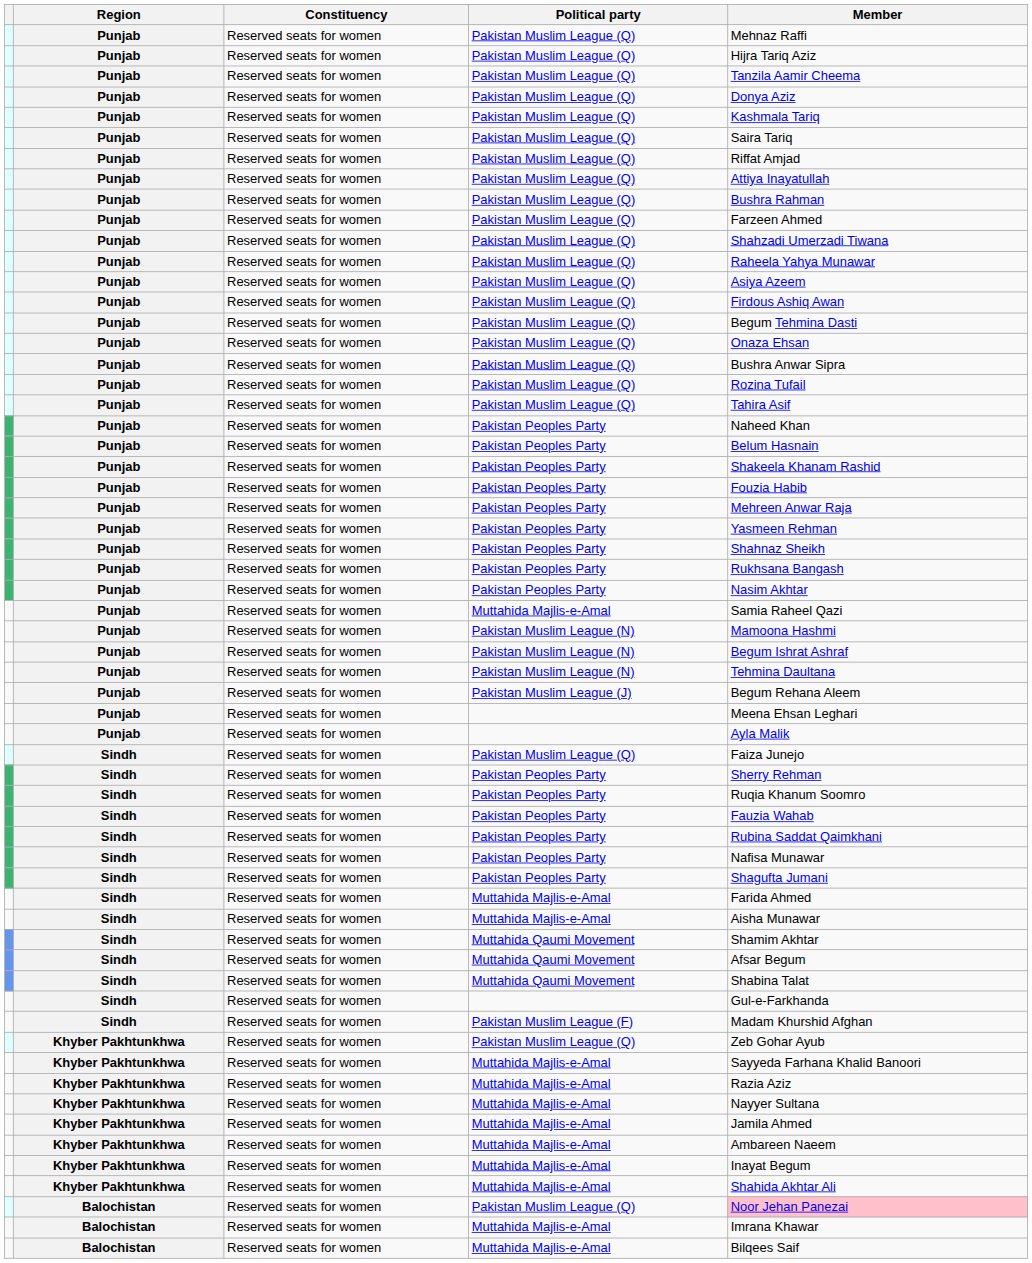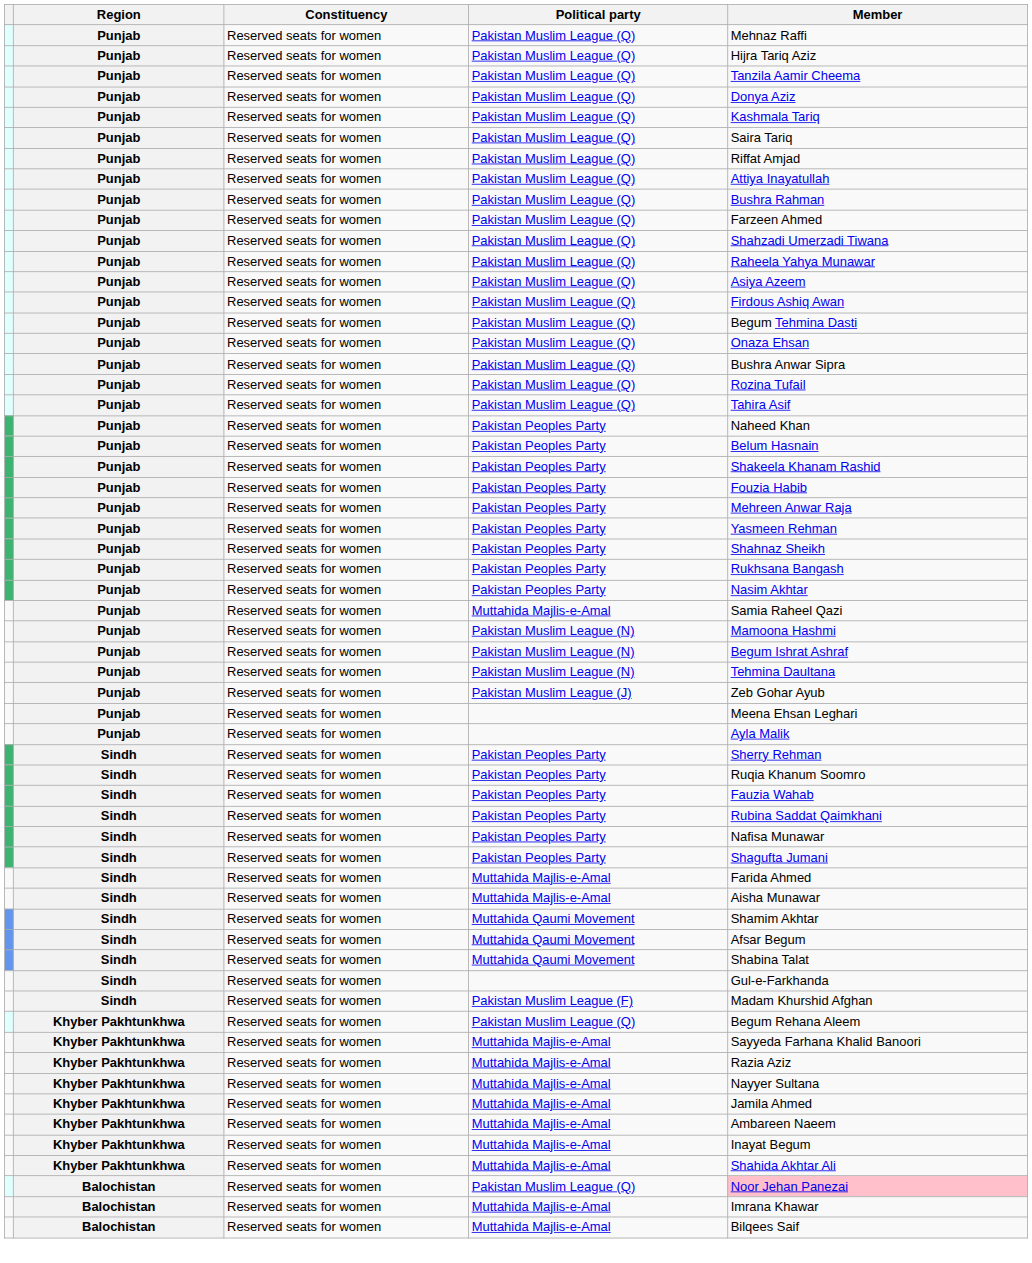(795, 693) Begum Rehana Aleem -> (778, 693) Zeb Gohar Ayub
- row: (119, 754)
(778, 1042) Zeb Gohar Ayub -> (795, 1021) Begum Rehana Aleem
